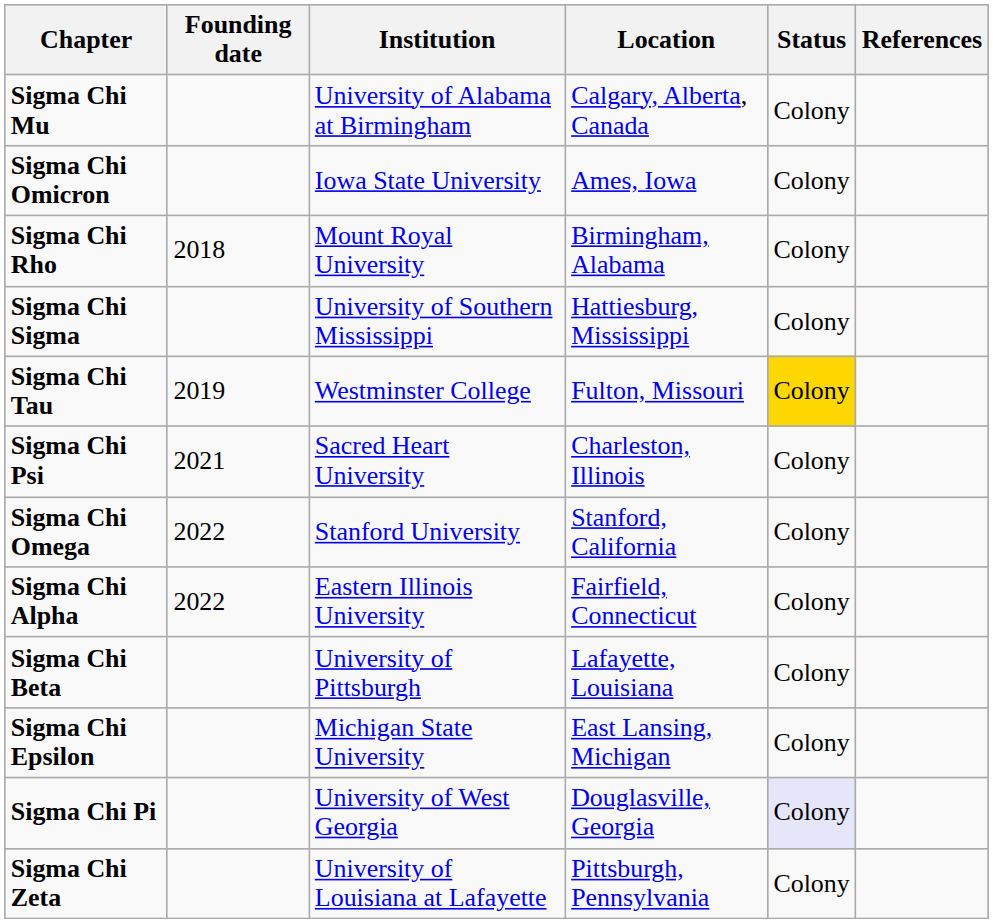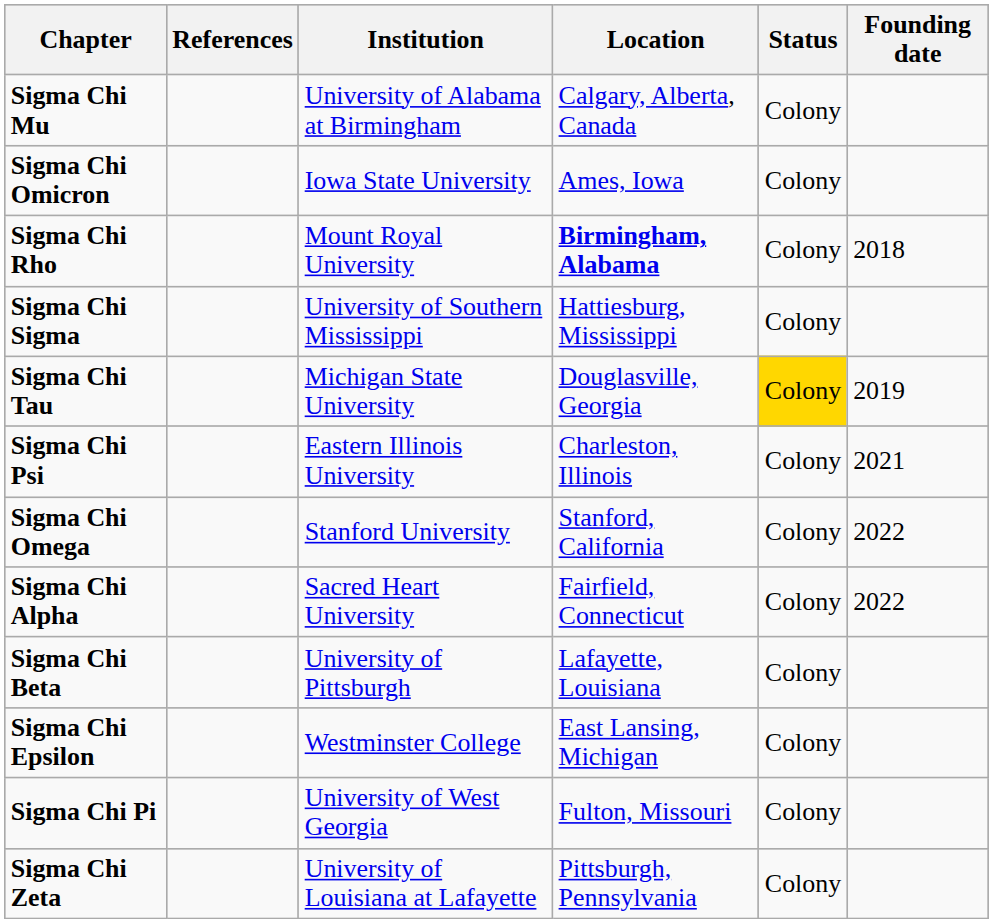columns swapped: (238, 39) <-> (922, 39)
(640, 250) normal -> (632, 250) bold
(423, 390) Westminster College -> (384, 390) Michigan State University
(658, 390) Fulton, Missouri -> (628, 390) Douglasville, Georgia
(382, 461) Sacred Heart University -> (384, 461) Eastern Illinois University
(394, 601) Eastern Illinois University -> (372, 601) Sacred Heart University
(394, 742) Michigan State University -> (413, 742) Westminster College
(641, 812) Douglasville, Georgia -> (645, 812) Fulton, Missouri
(812, 812) lavender background -> (803, 812) no background
